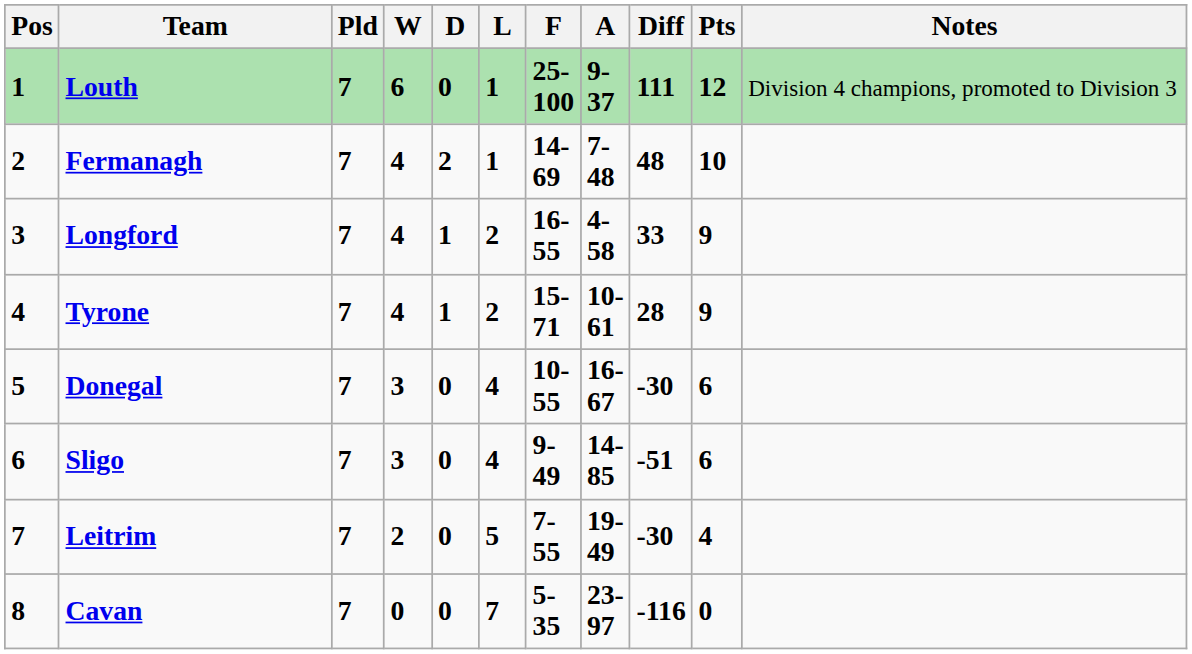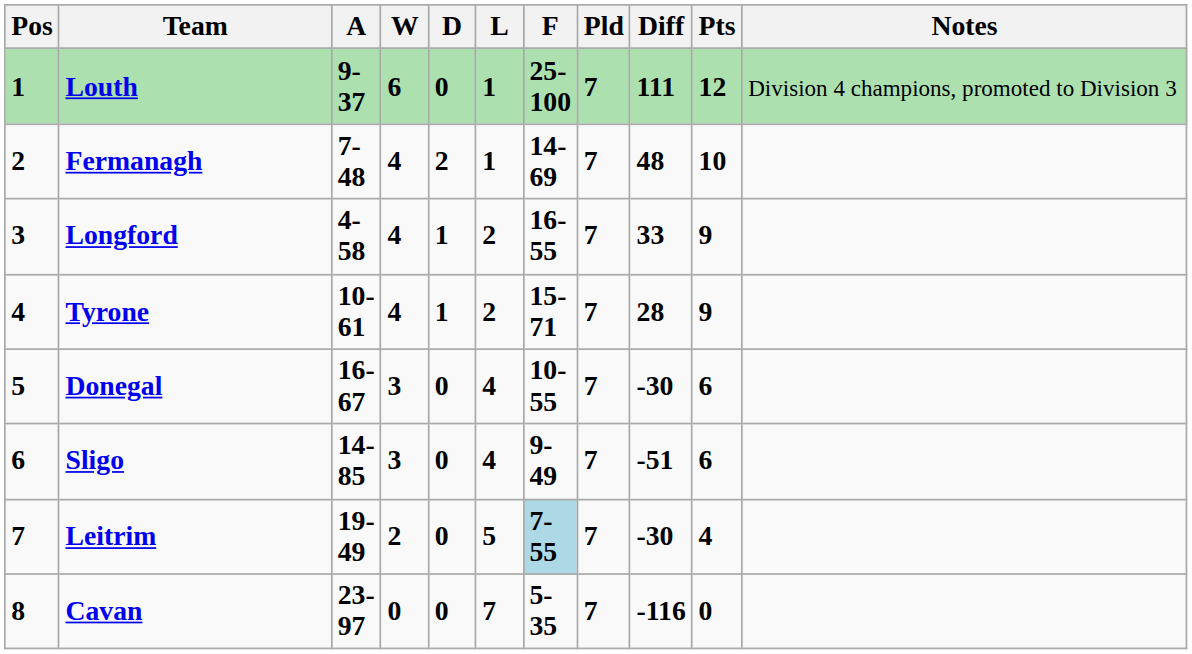columns swapped: (358, 26) <-> (605, 26)
(546, 536) no background -> (543, 536) lightblue background
